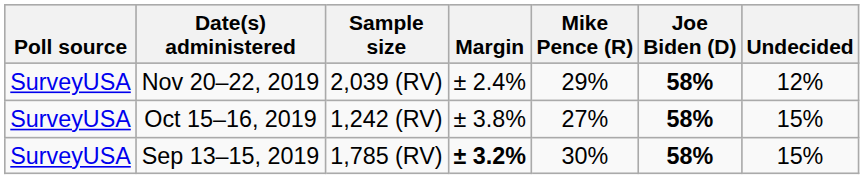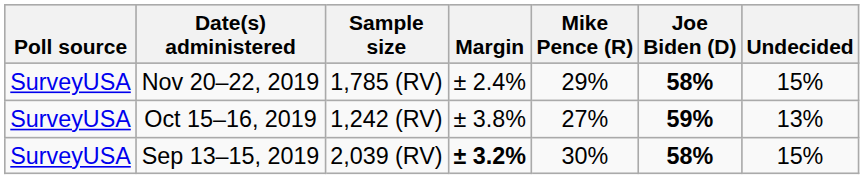(386, 82) 2,039 (RV) -> (386, 82) 1,785 (RV)
(800, 82) 12% -> (800, 82) 15%
(690, 119) 58% -> (690, 119) 59%
(800, 119) 15% -> (800, 119) 13%
(386, 156) 1,785 (RV) -> (386, 156) 2,039 (RV)
